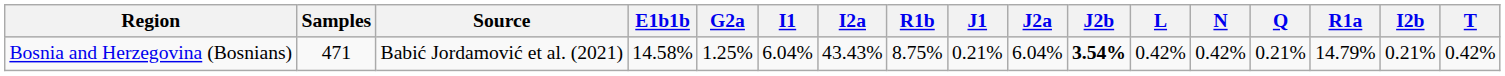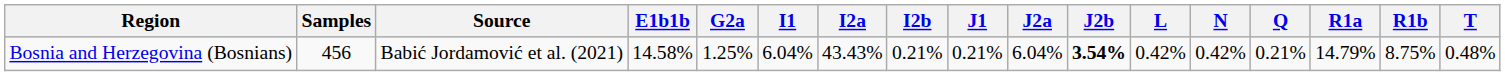columns swapped: (1410, 21) <-> (917, 21)
(336, 53) 471 -> (336, 53) 456
(1470, 53) 0.42% -> (1470, 53) 0.48%
